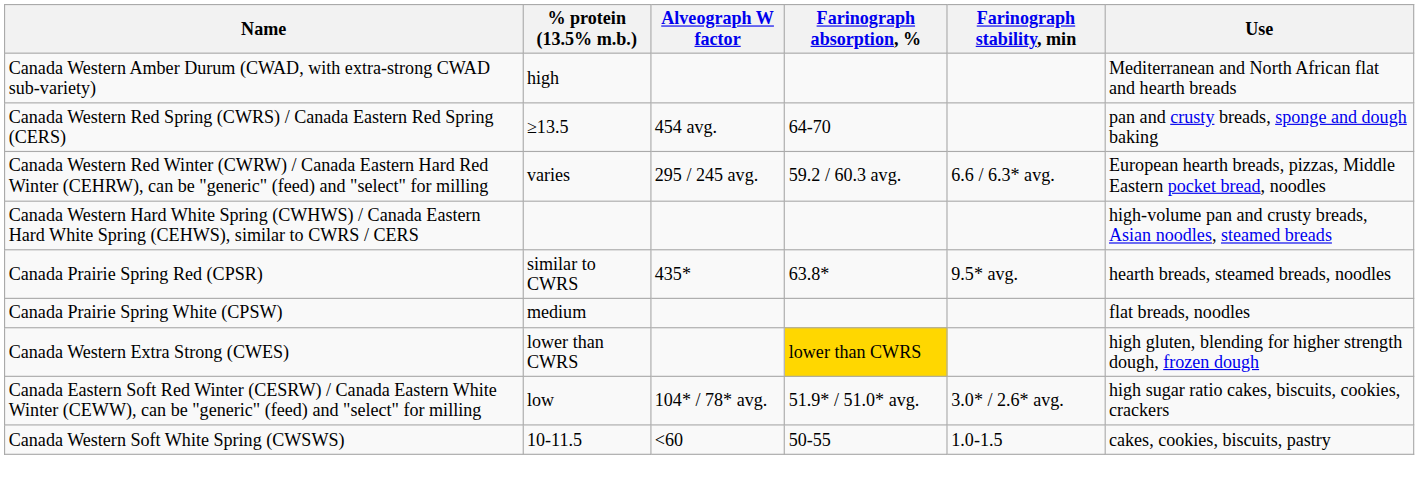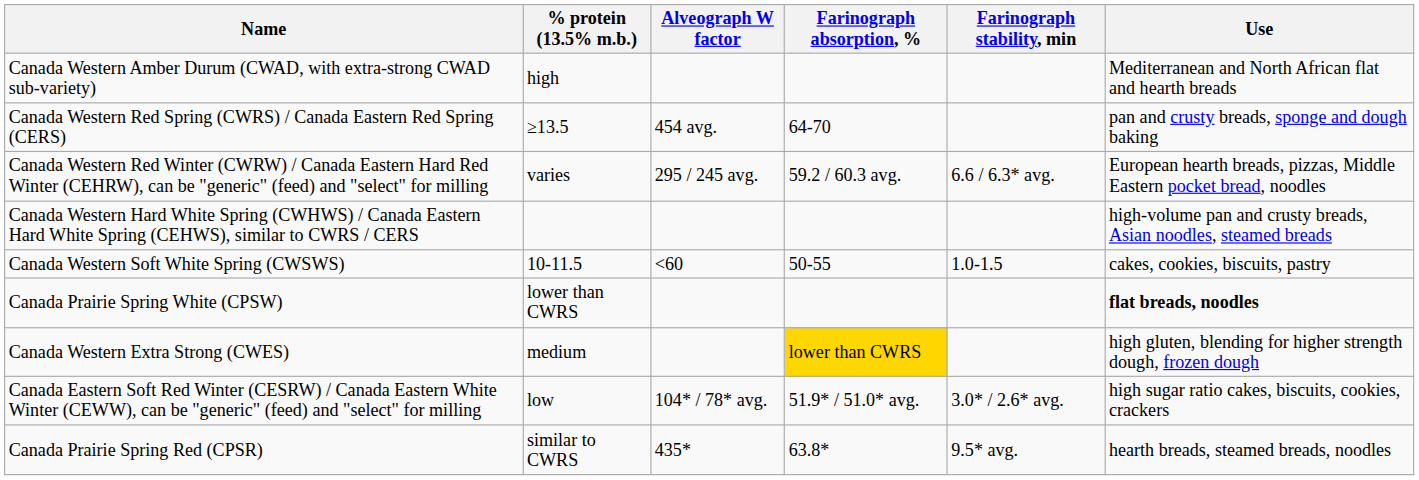rows swapped: (136, 274) <-> (177, 439)
(557, 312) medium -> (565, 302) lower than CWRS
(1180, 312) normal -> (1184, 302) bold
(565, 351) lower than CWRS -> (557, 351) medium
